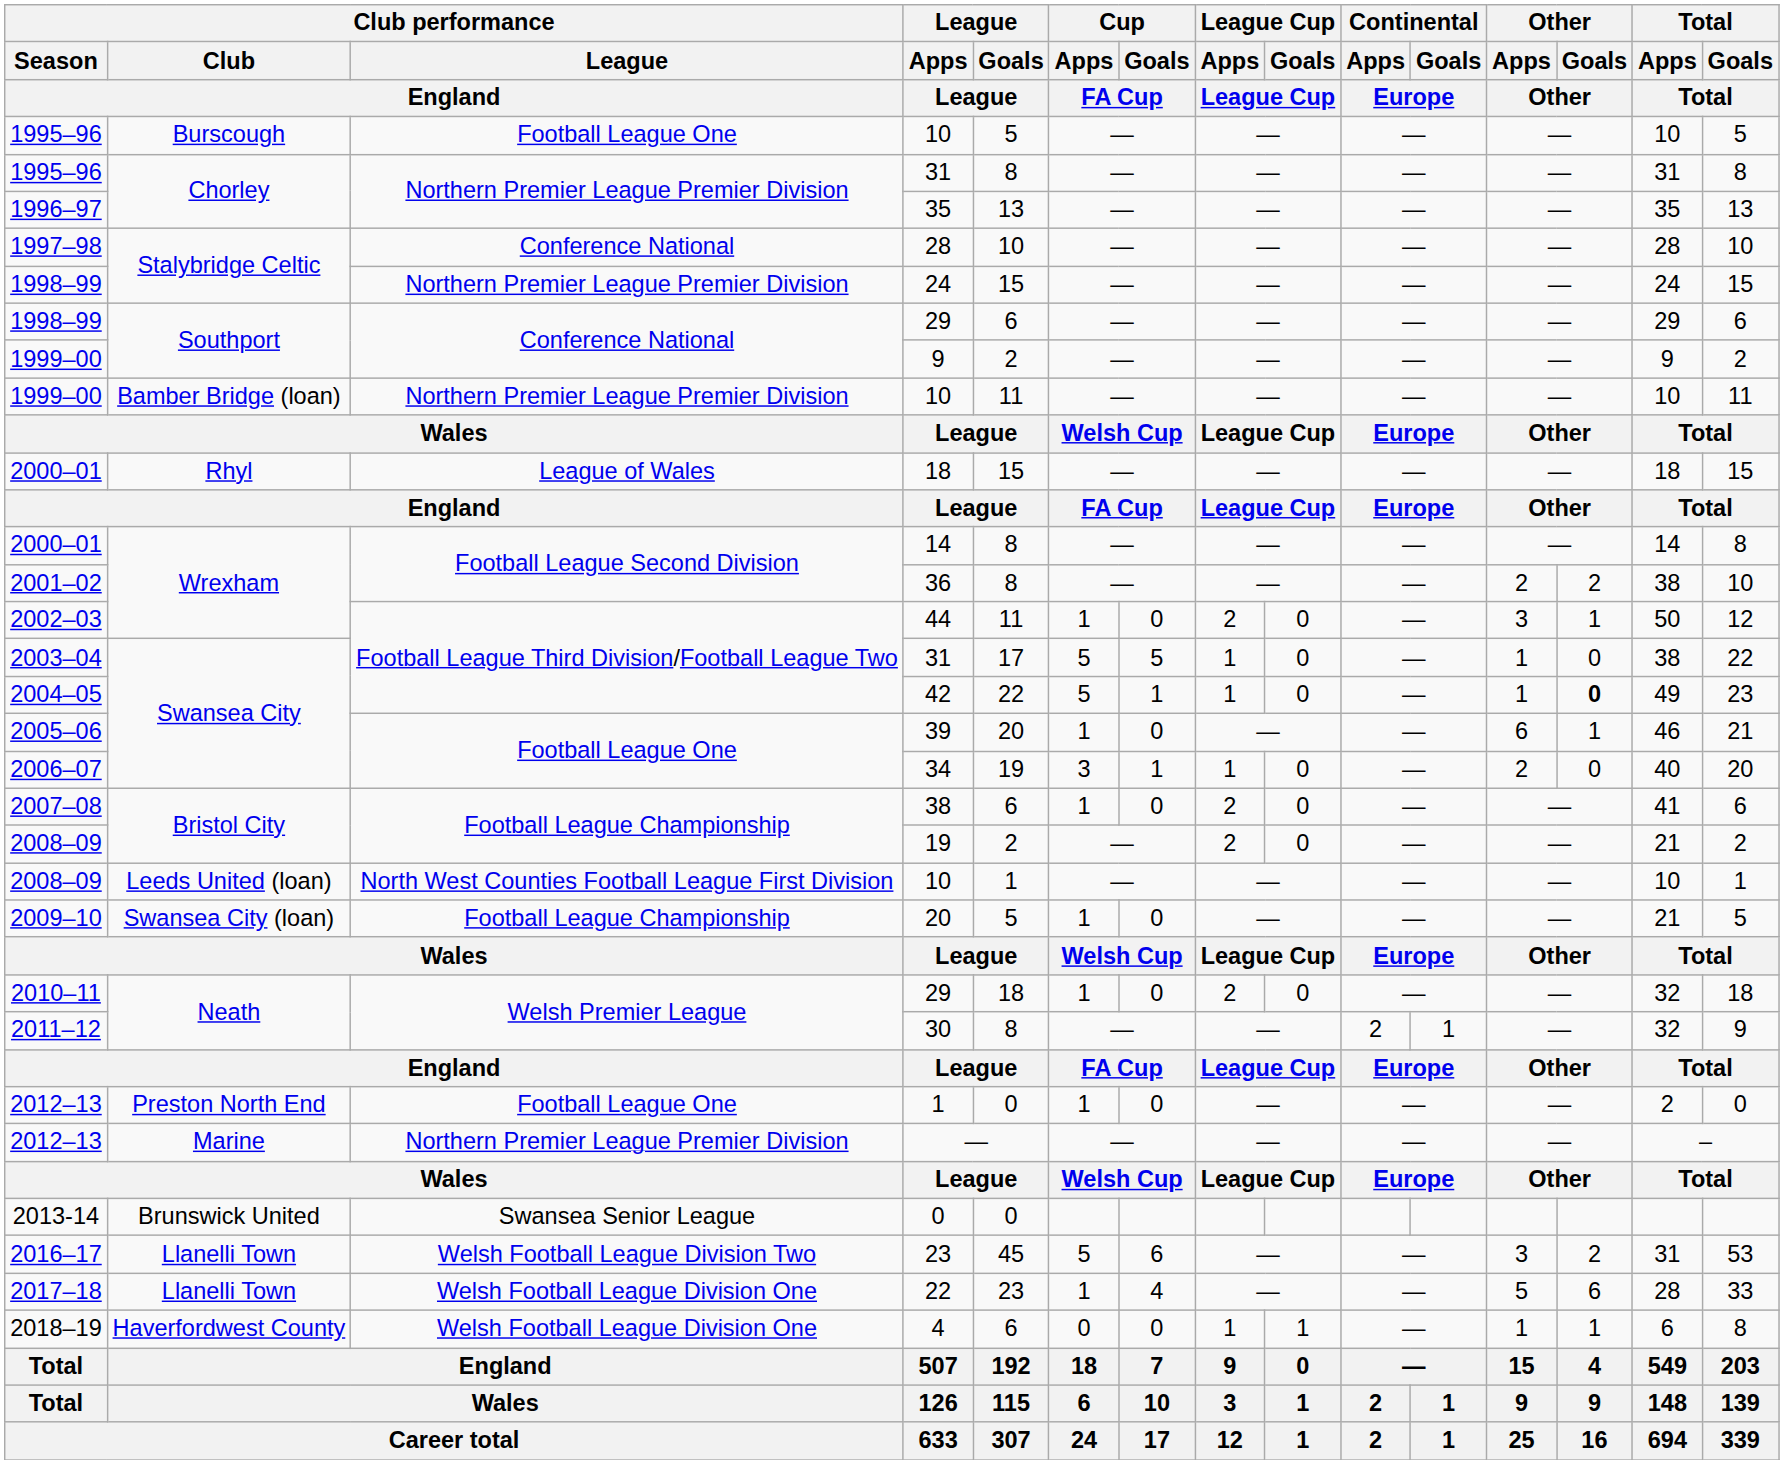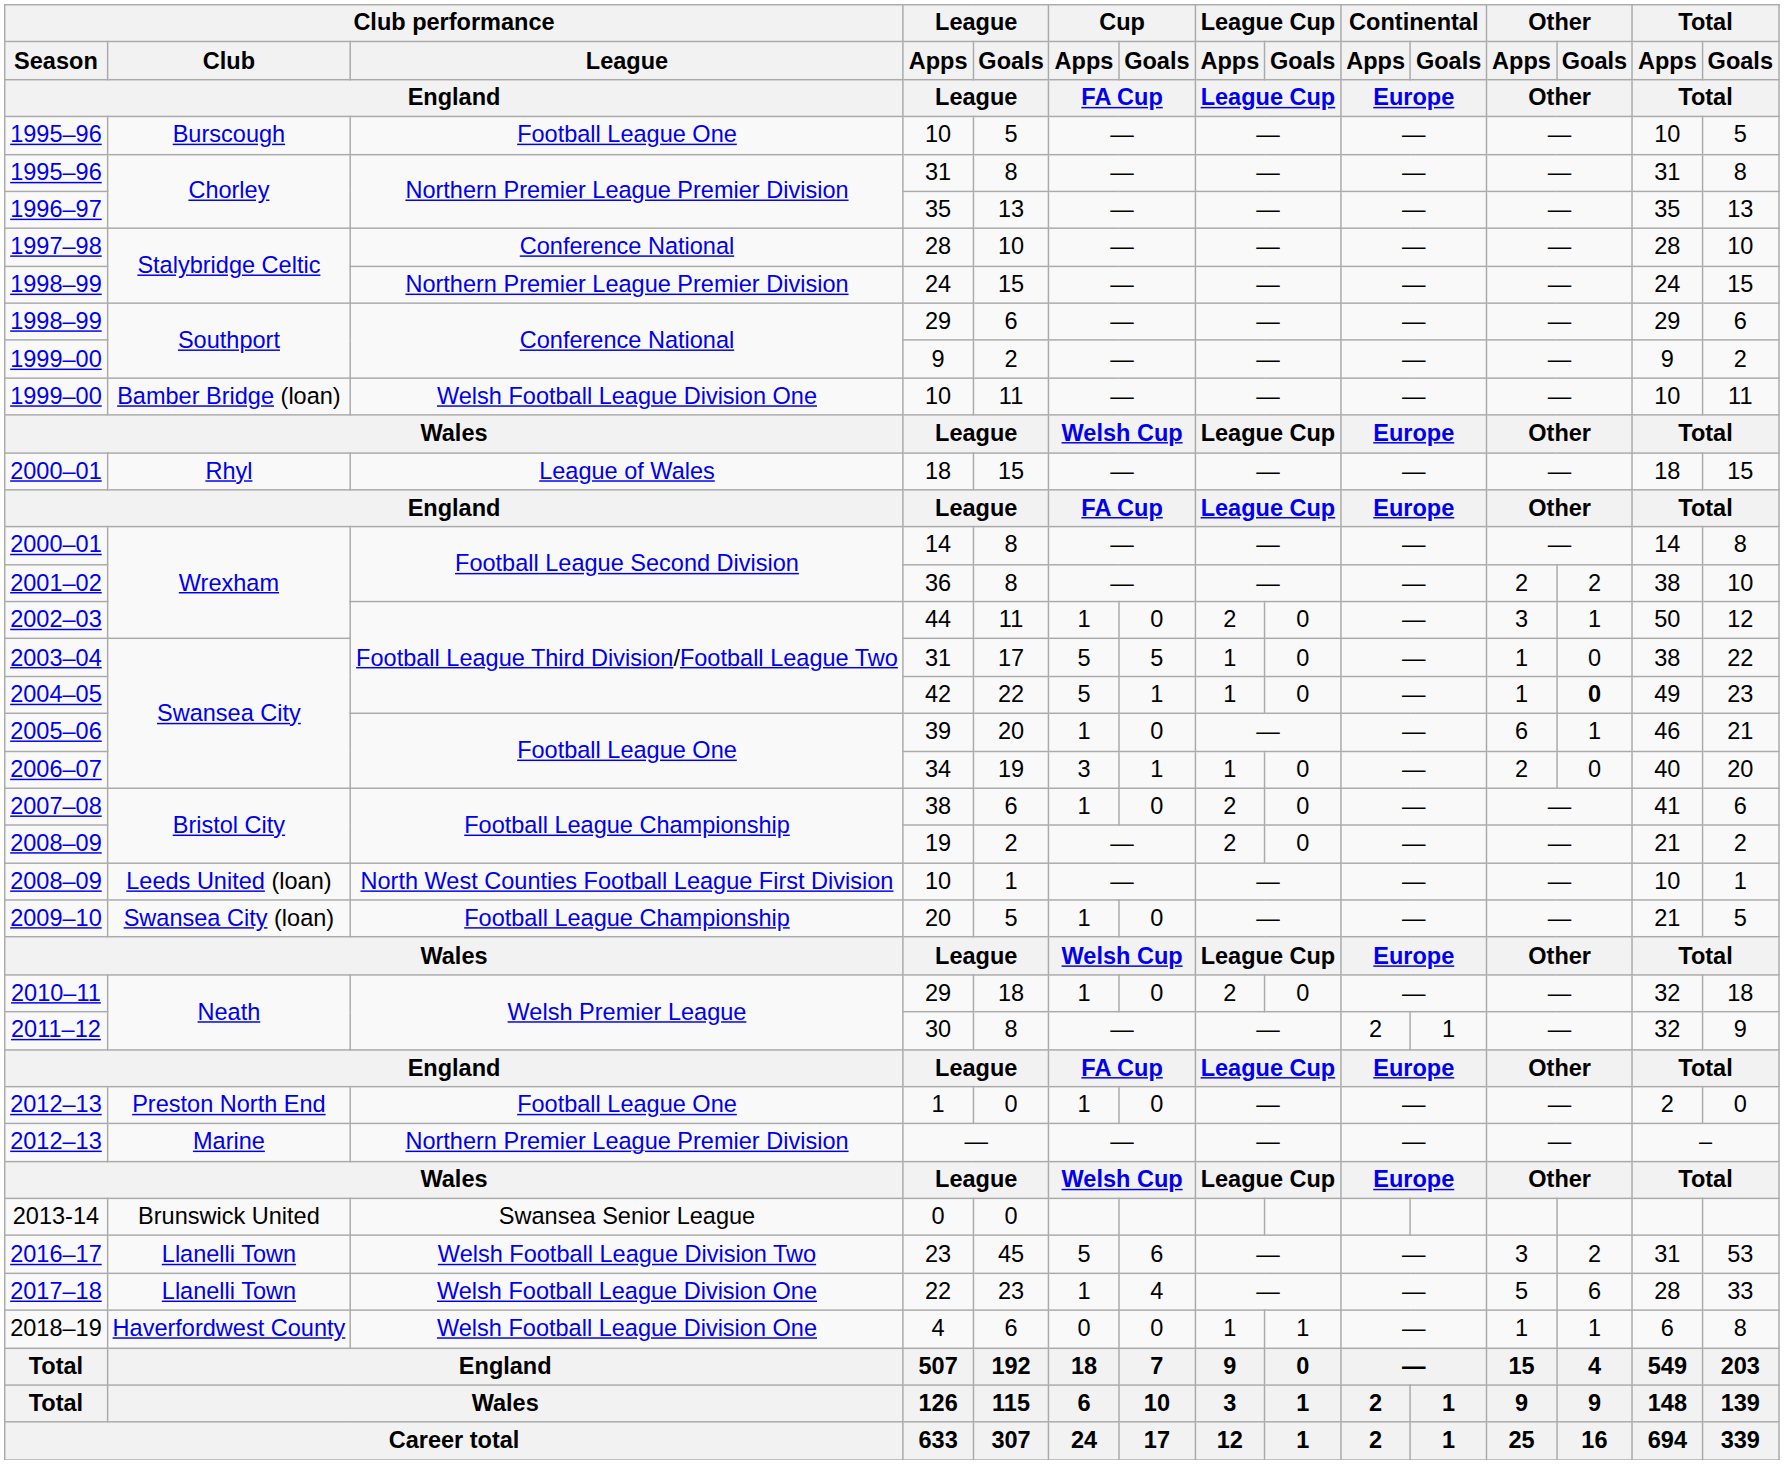(627, 396) Northern Premier League Premier Division -> (627, 396) Welsh Football League Division One
